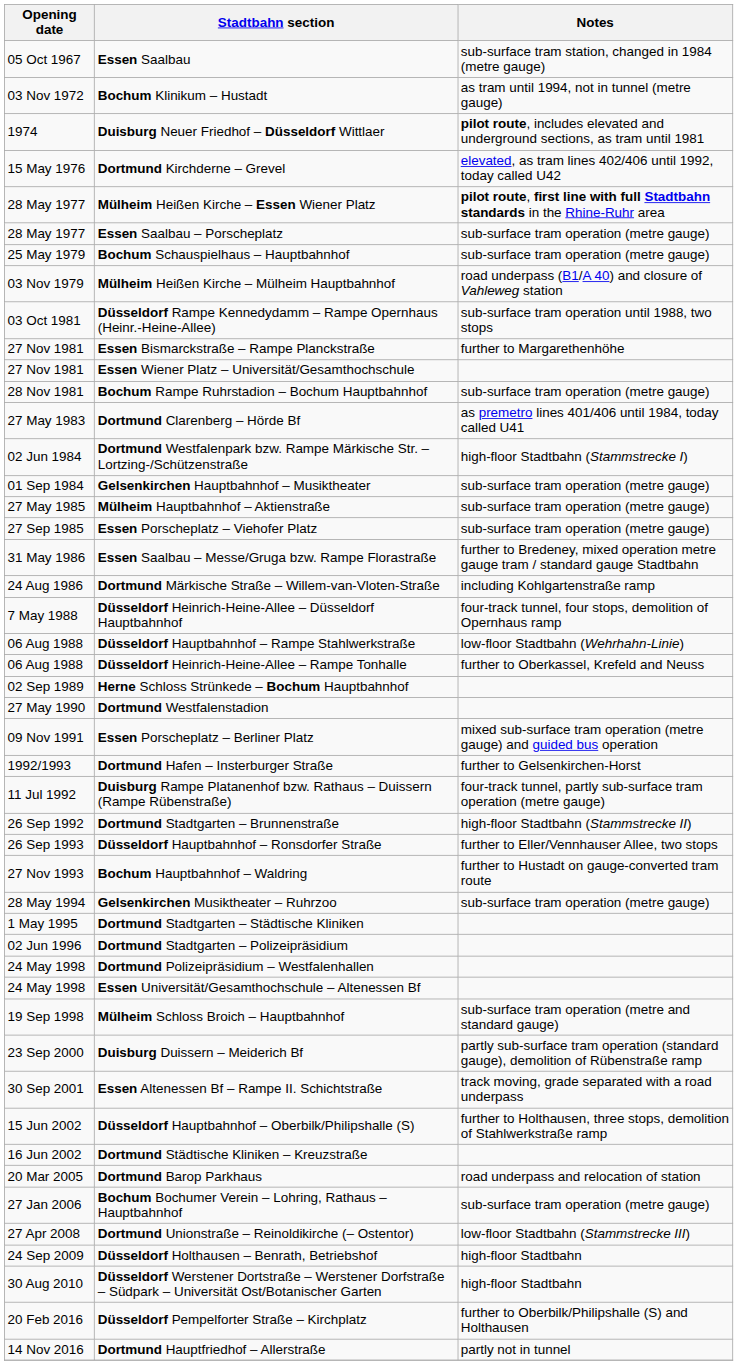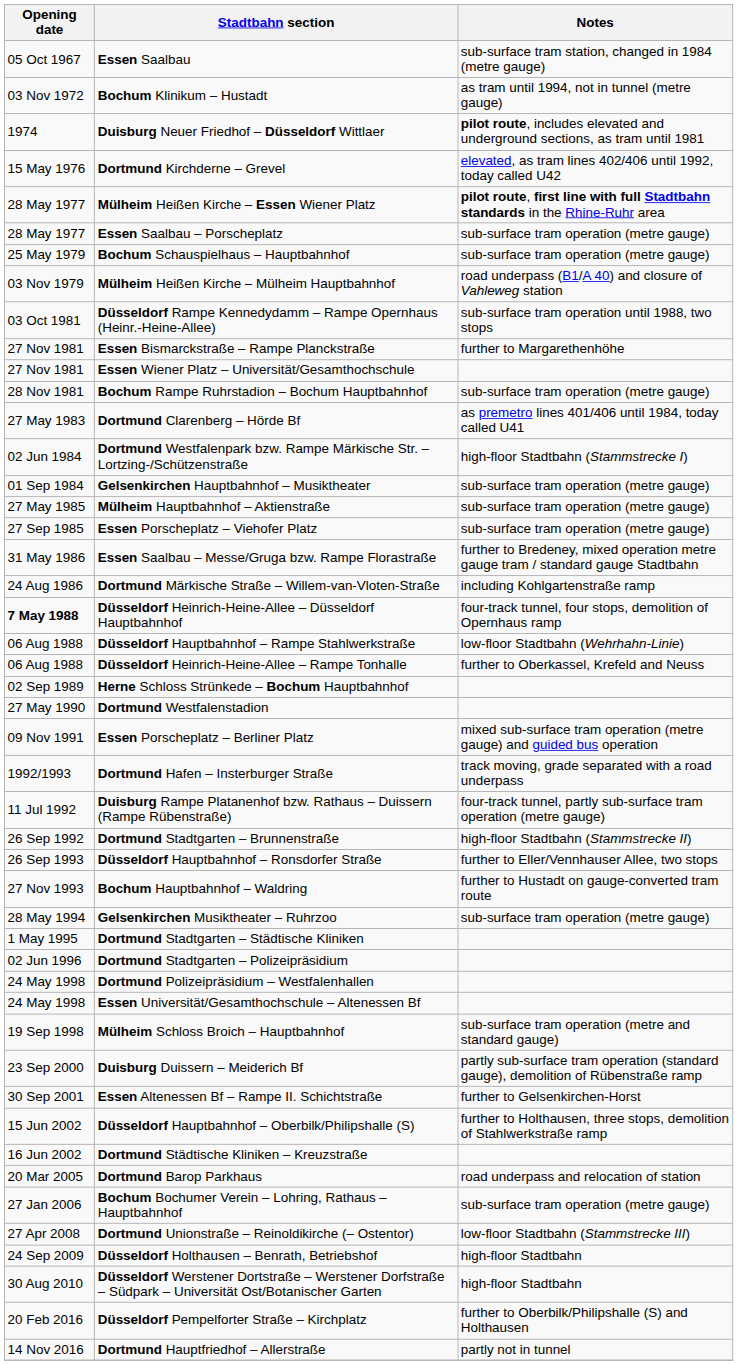(43, 615) normal -> (43, 615) bold
(551, 765) further to Gelsenkirchen-Horst -> (586, 773) track moving, grade separated with a road underpass
(586, 1089) track moving, grade separated with a road underpass -> (551, 1097) further to Gelsenkirchen-Horst
